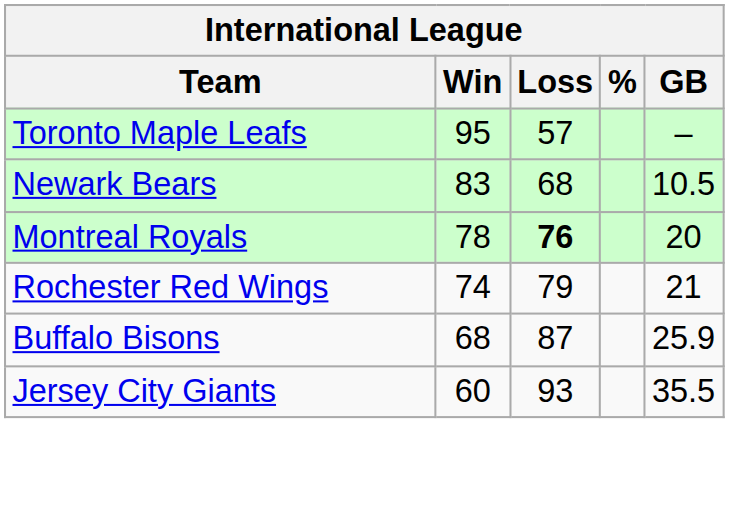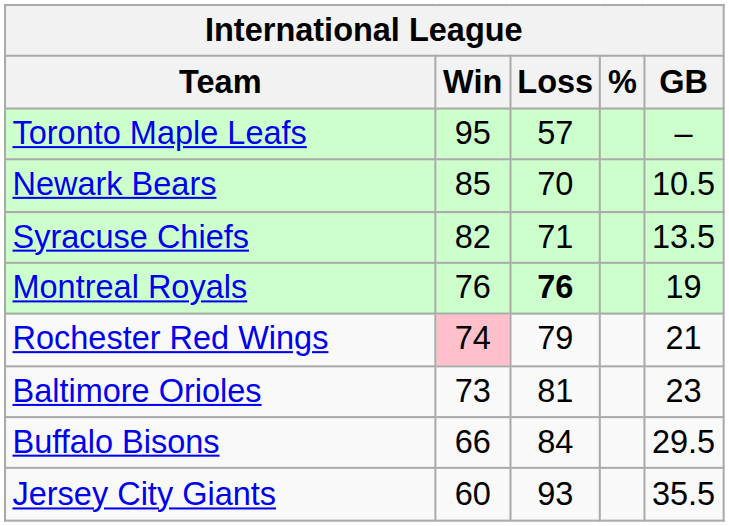(473, 184) 83 -> (473, 184) 85
(555, 184) 68 -> (555, 184) 70
+ row: (131, 236)
(473, 236) 78 -> (473, 287) 76
(684, 236) 20 -> (684, 287) 19
(473, 287) no background -> (473, 339) pink background
+ row: (137, 390)
(473, 339) 68 -> (473, 442) 66
(555, 339) 87 -> (555, 442) 84
(684, 339) 25.9 -> (684, 442) 29.5
